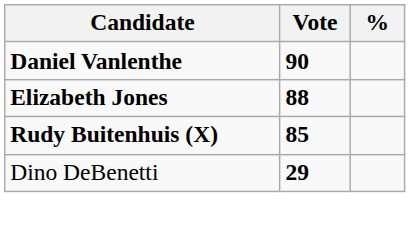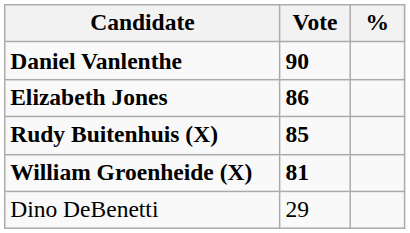(297, 97) 88 -> (297, 97) 86
+ row: (131, 172)
(297, 172) bold -> (297, 209) normal
